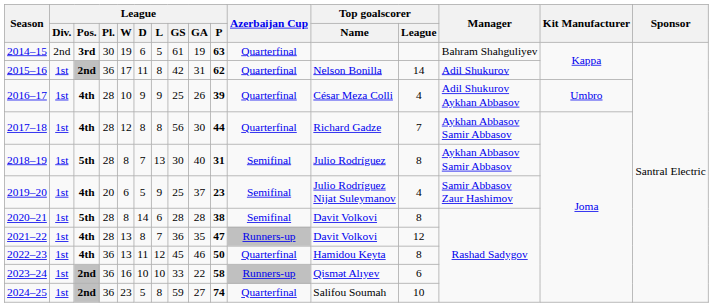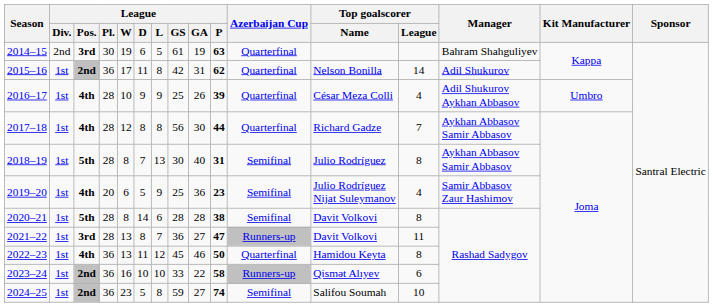(199, 192) 37 -> (199, 192) 36
(87, 236) 4th -> (87, 236) 3rd
(199, 236) 35 -> (199, 236) 27
(419, 236) 12 -> (419, 236) 11
(269, 293) Quarterfinal -> (269, 293) Semifinal
